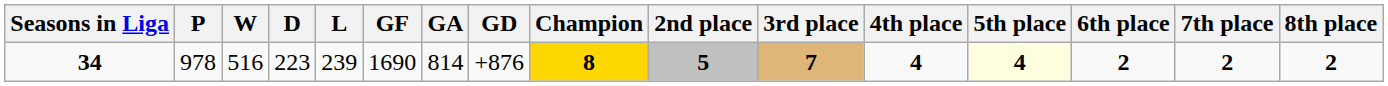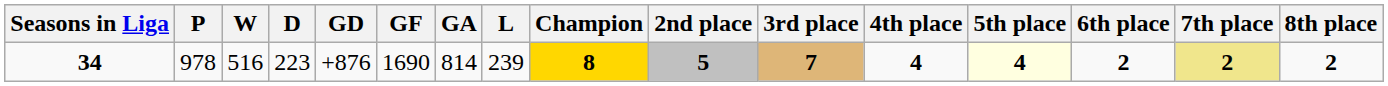columns swapped: (339, 23) <-> (499, 23)
(1227, 61) no background -> (1227, 61) khaki background
